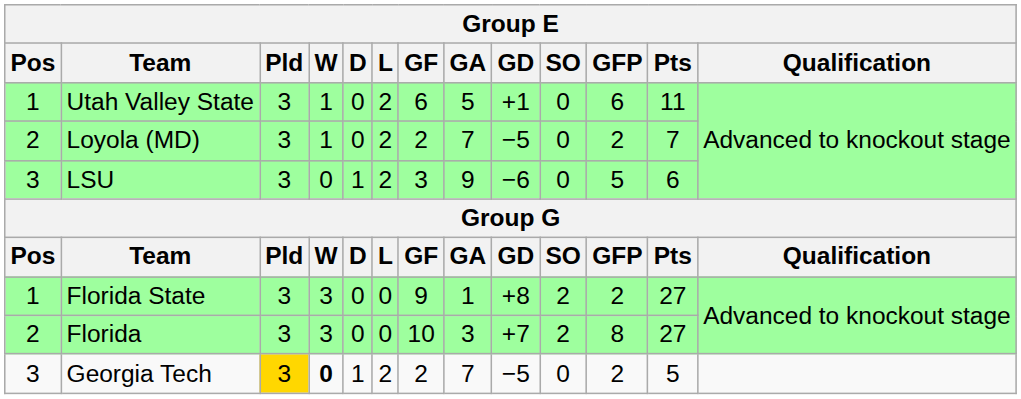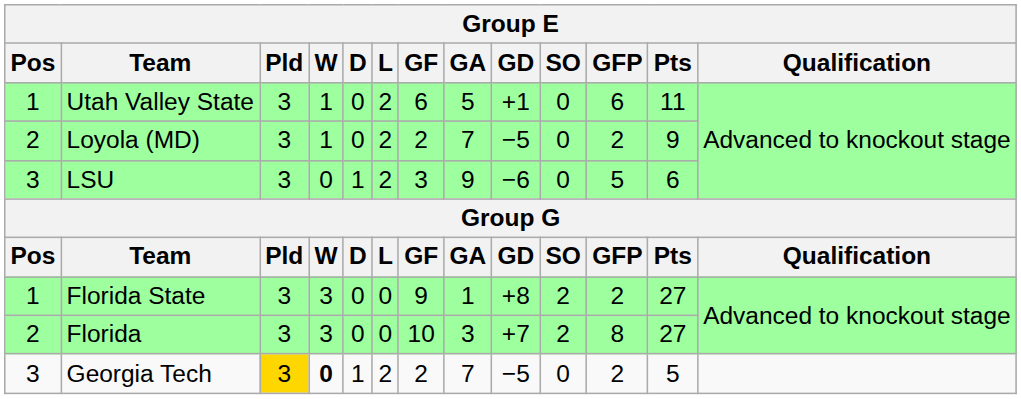(673, 140) 7 -> (673, 140) 9
